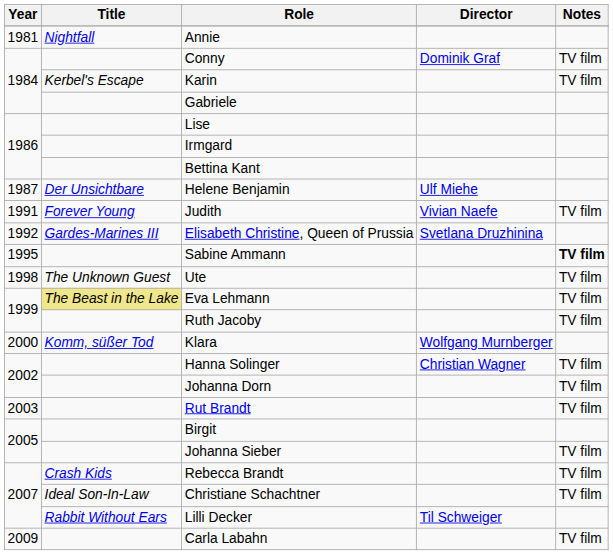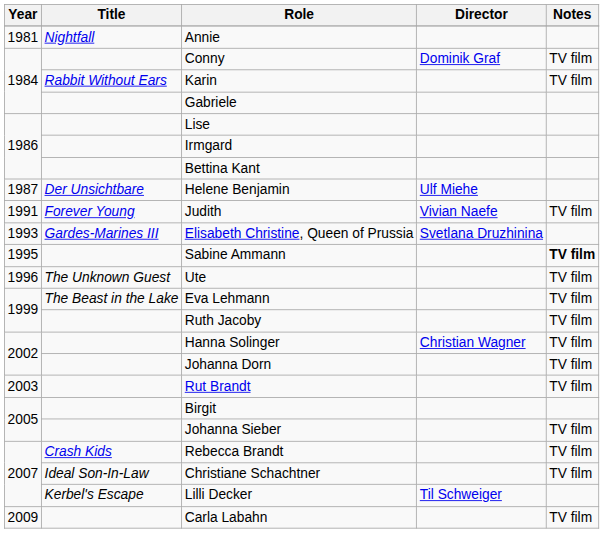(94, 80) Kerbel's Escape -> (106, 80) Rabbit Without Ears
(23, 233) 1992 -> (23, 233) 1993
(23, 277) 1998 -> (23, 277) 1996
(111, 299) khaki background -> (111, 299) no background
- row: (201, 342)
(106, 517) Rabbit Without Ears -> (94, 495) Kerbel's Escape
